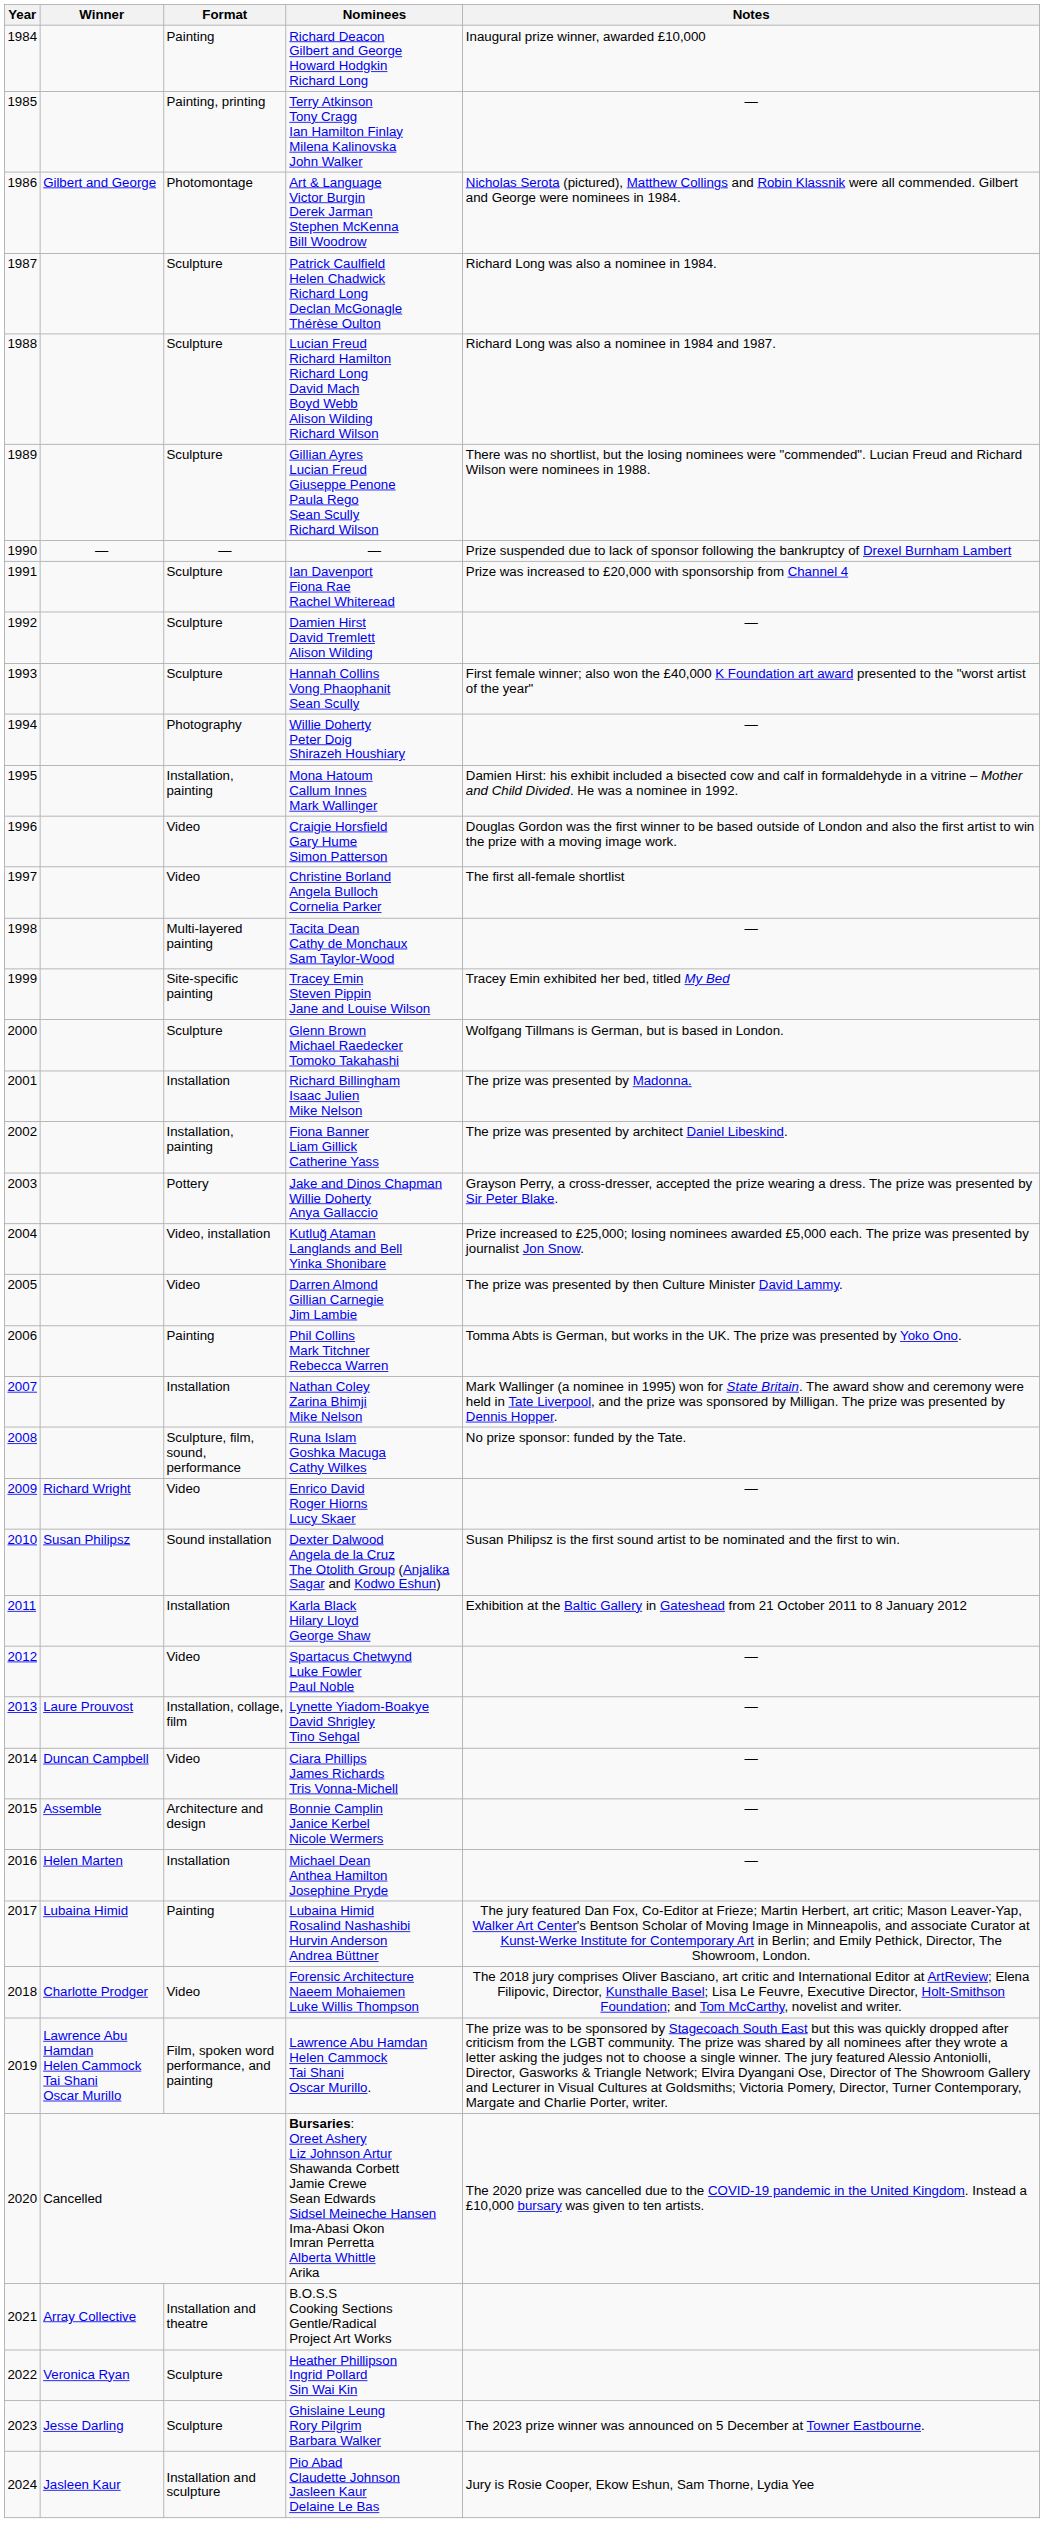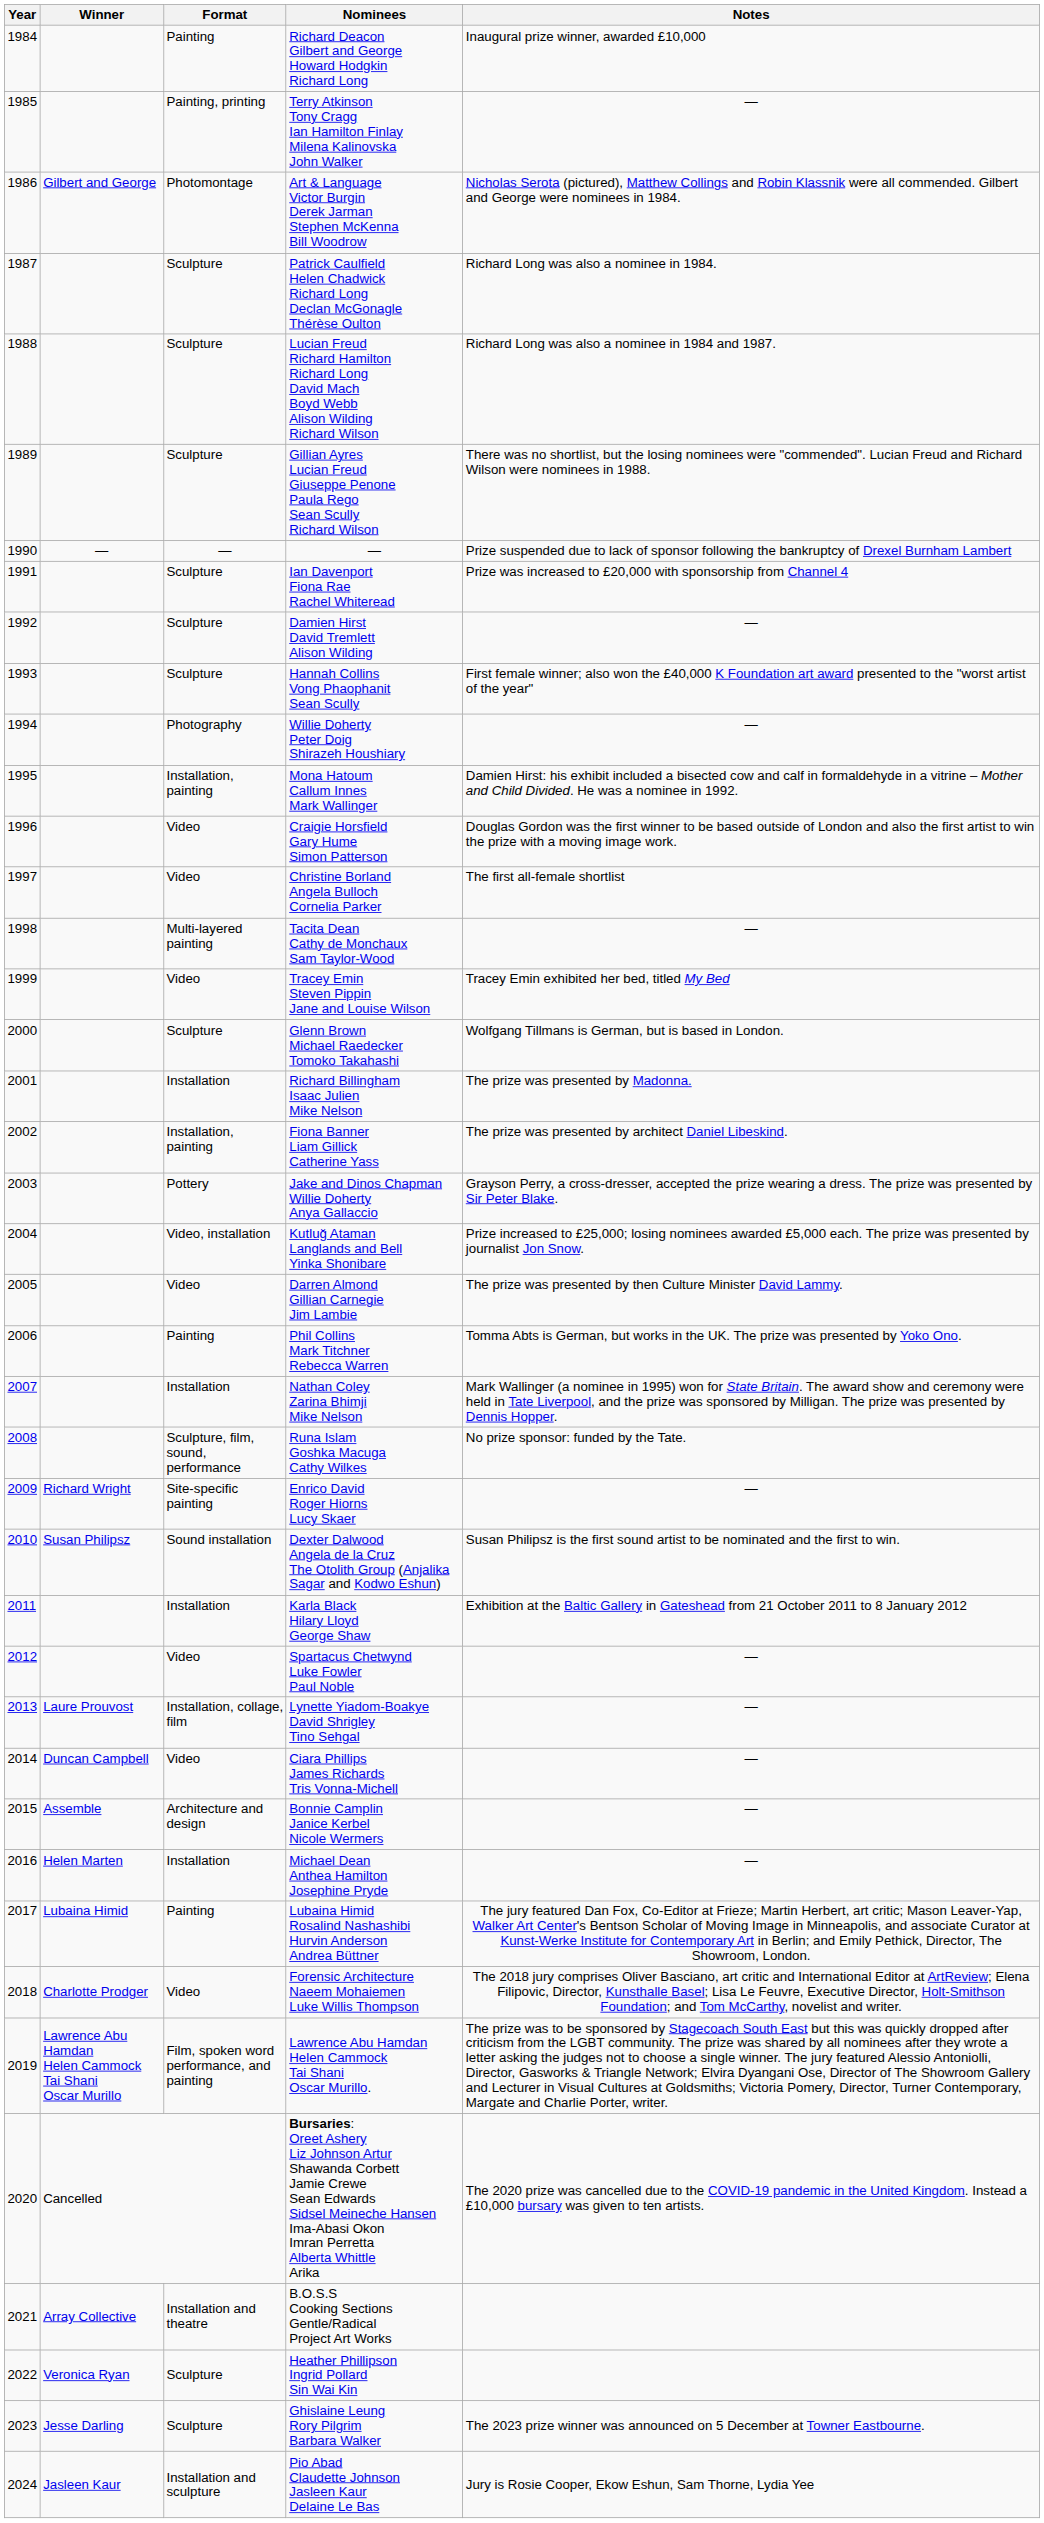(202, 986) Site-specific painting -> (183, 979) Video
(183, 1488) Video -> (202, 1496) Site-specific painting
